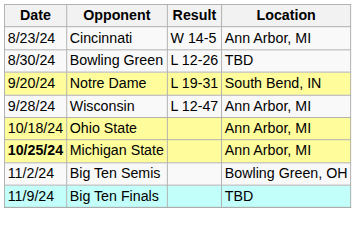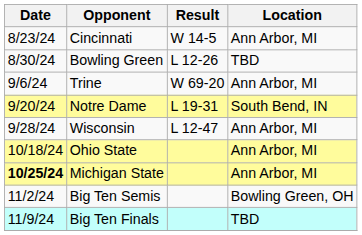+ row: (86, 83)
